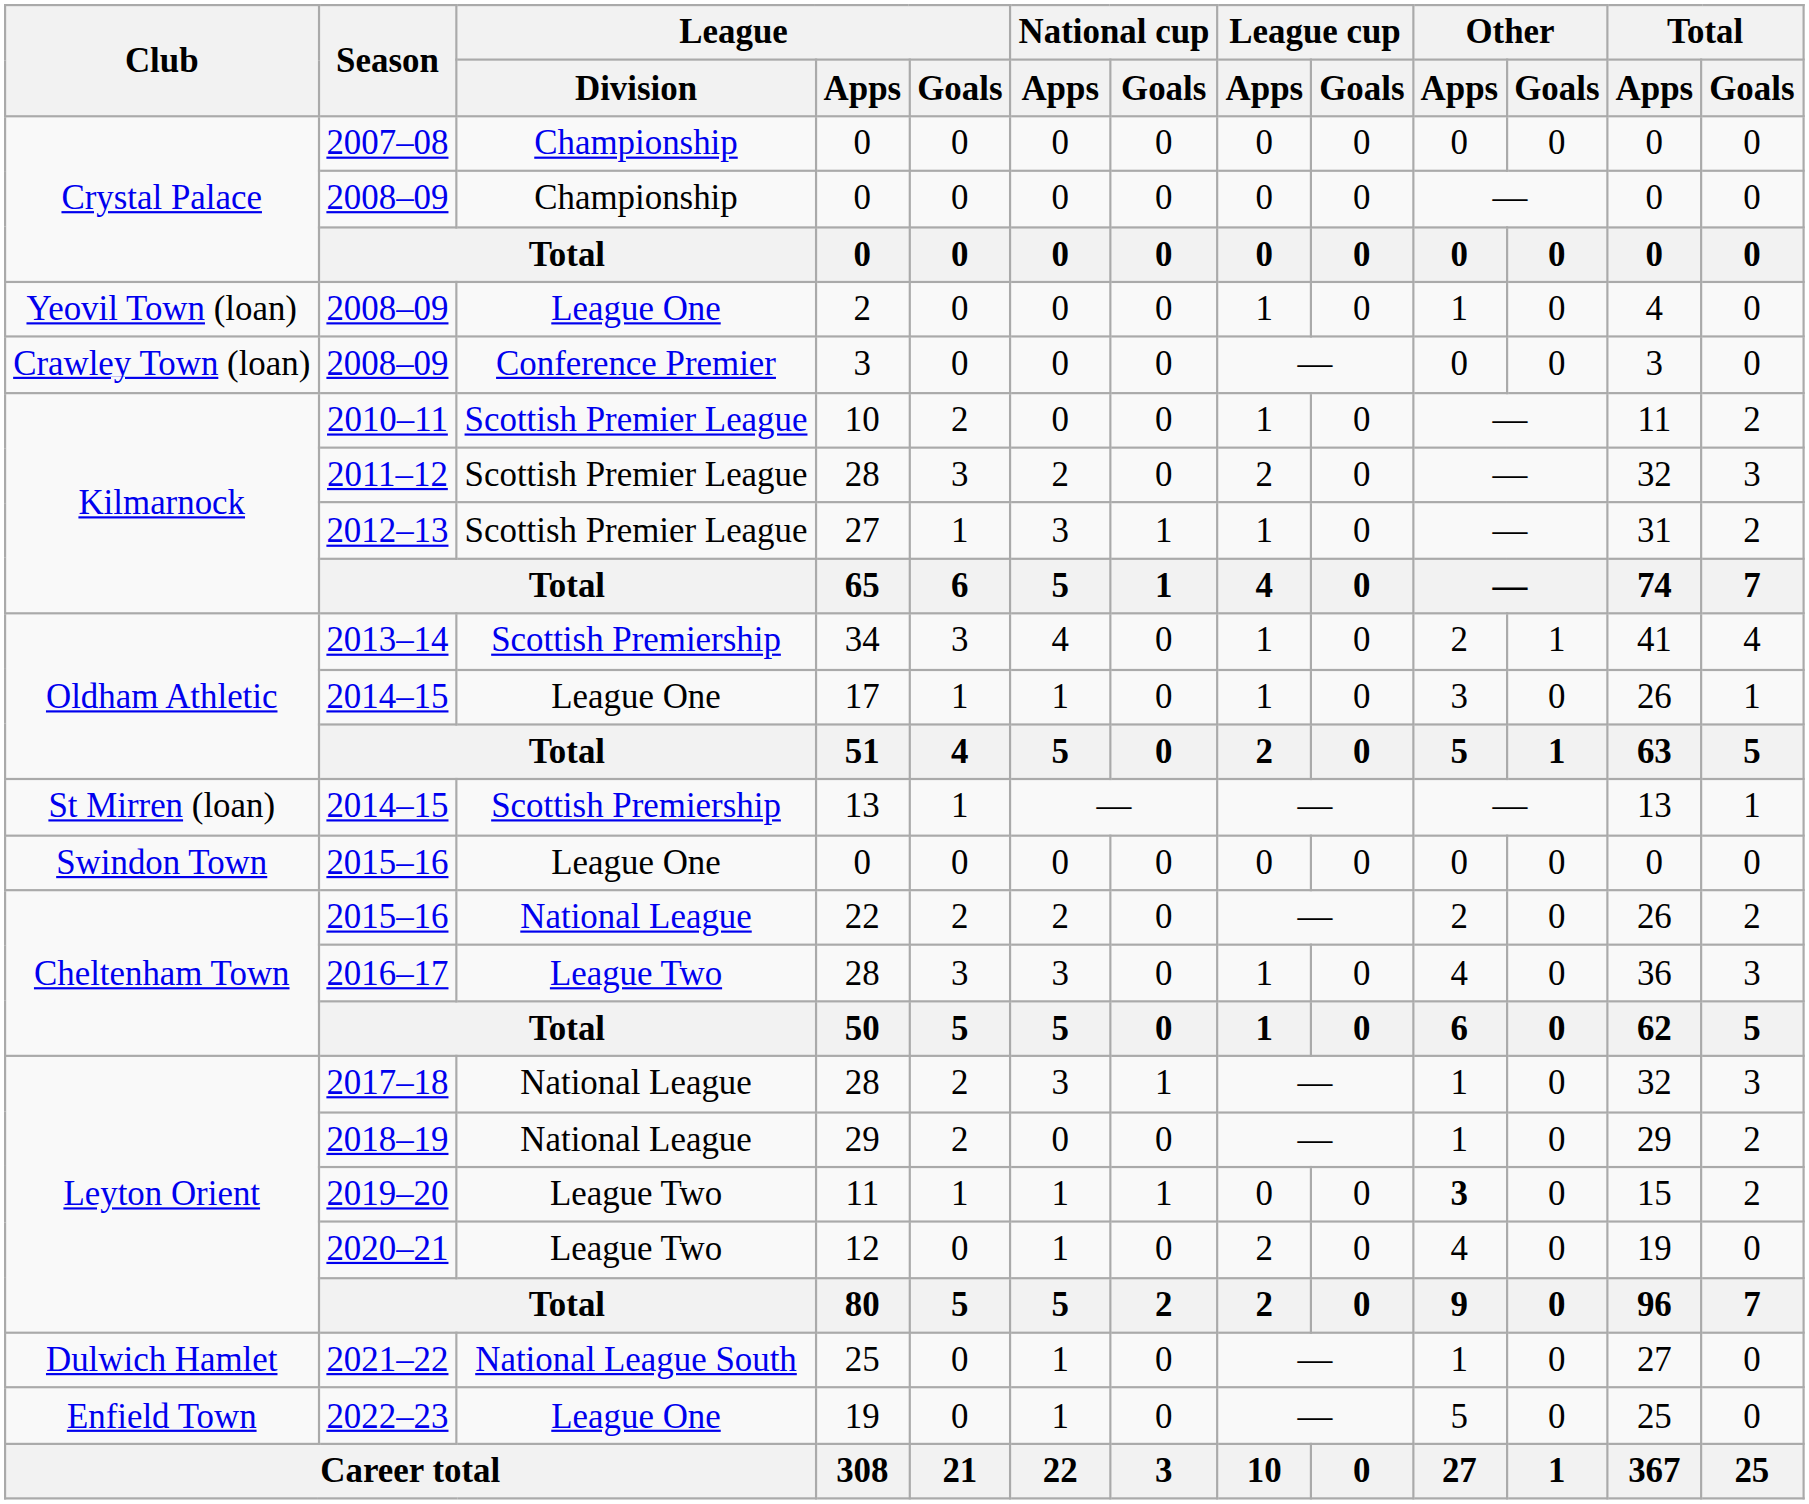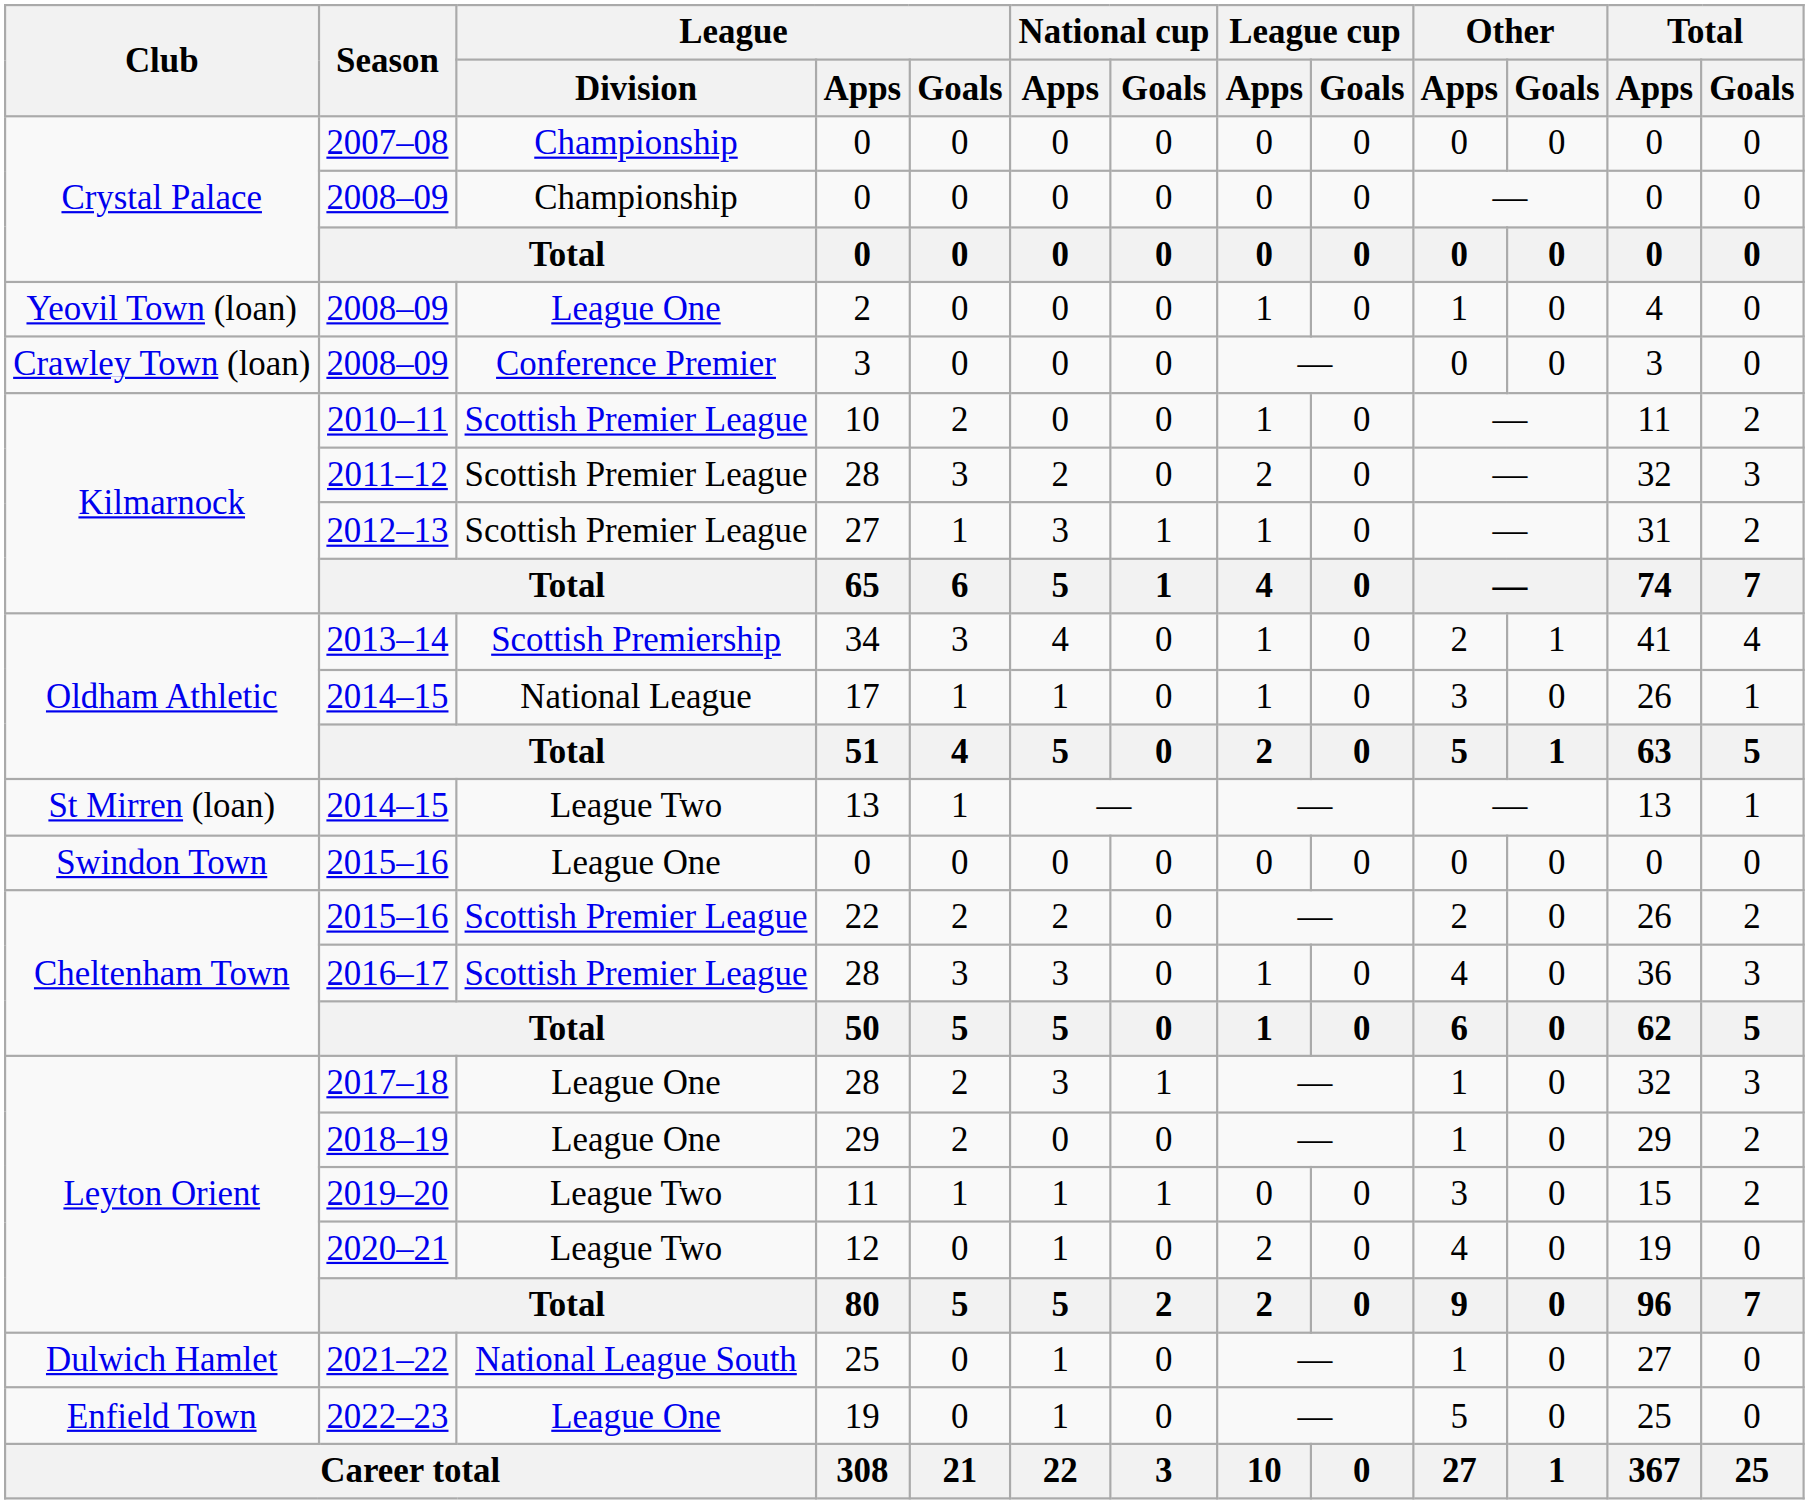(636, 695) League One -> (636, 695) National League
(636, 806) Scottish Premiership -> (636, 806) League Two
(636, 917) National League -> (636, 917) Scottish Premier League
(636, 972) League Two -> (636, 972) Scottish Premier League
(636, 1083) National League -> (636, 1083) League One
(636, 1138) National League -> (636, 1138) League One
(1459, 1193) bold -> (1459, 1193) normal
